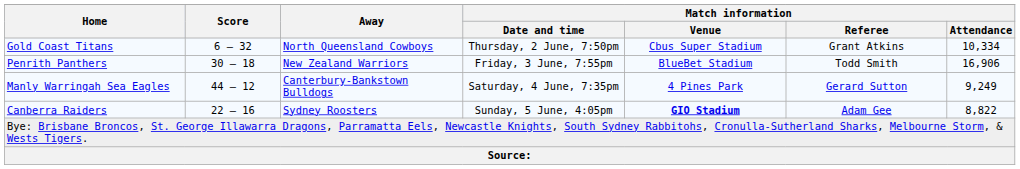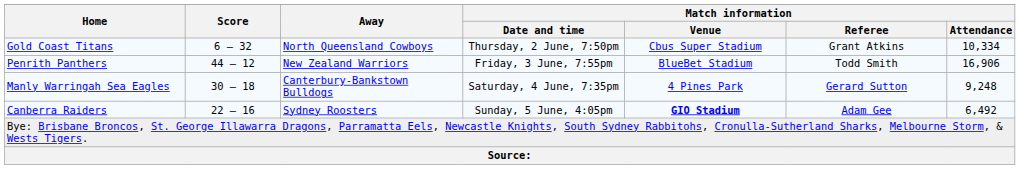(233, 64) 30 – 18 -> (233, 64) 44 – 12
(233, 87) 44 – 12 -> (233, 87) 30 – 18
(981, 87) 9,249 -> (981, 87) 9,248
(981, 110) 8,822 -> (981, 110) 6,492
